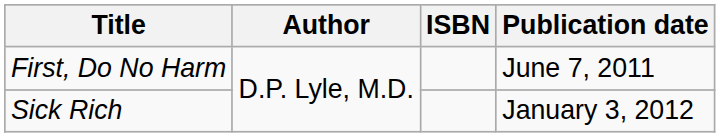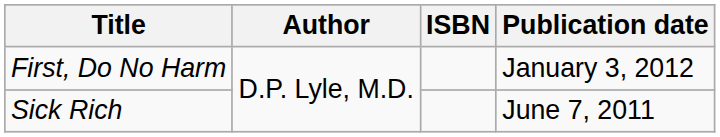(579, 68) June 7, 2011 -> (598, 68) January 3, 2012
(598, 110) January 3, 2012 -> (579, 110) June 7, 2011
